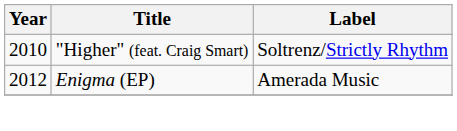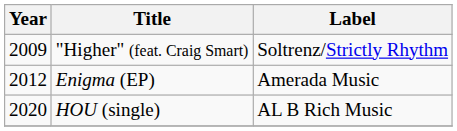(28, 49) 2010 -> (28, 49) 2009
+ row: (108, 110)
